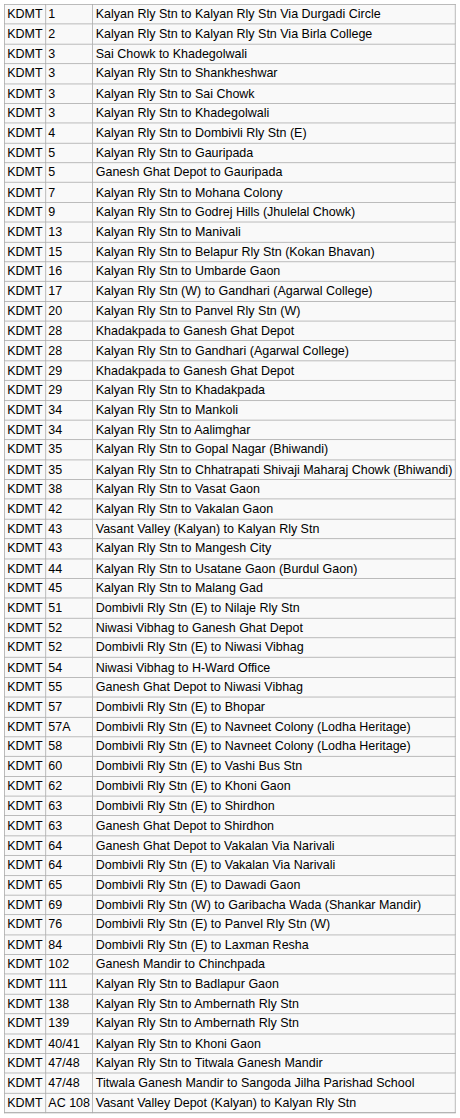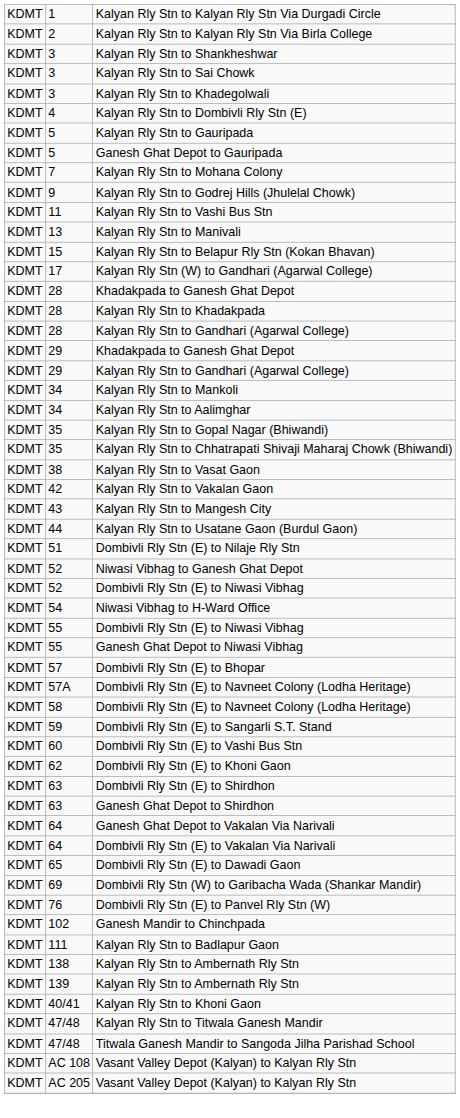- row: (52, 53)
+ row: (55, 212)
- row: (55, 271)
- row: (55, 311)
+ row: (55, 311)
+ row: (55, 370)
- row: (55, 390)
- row: (55, 529)
- row: (55, 588)
+ row: (55, 627)
+ row: (55, 726)
- row: (55, 944)
+ row: (69, 1083)
